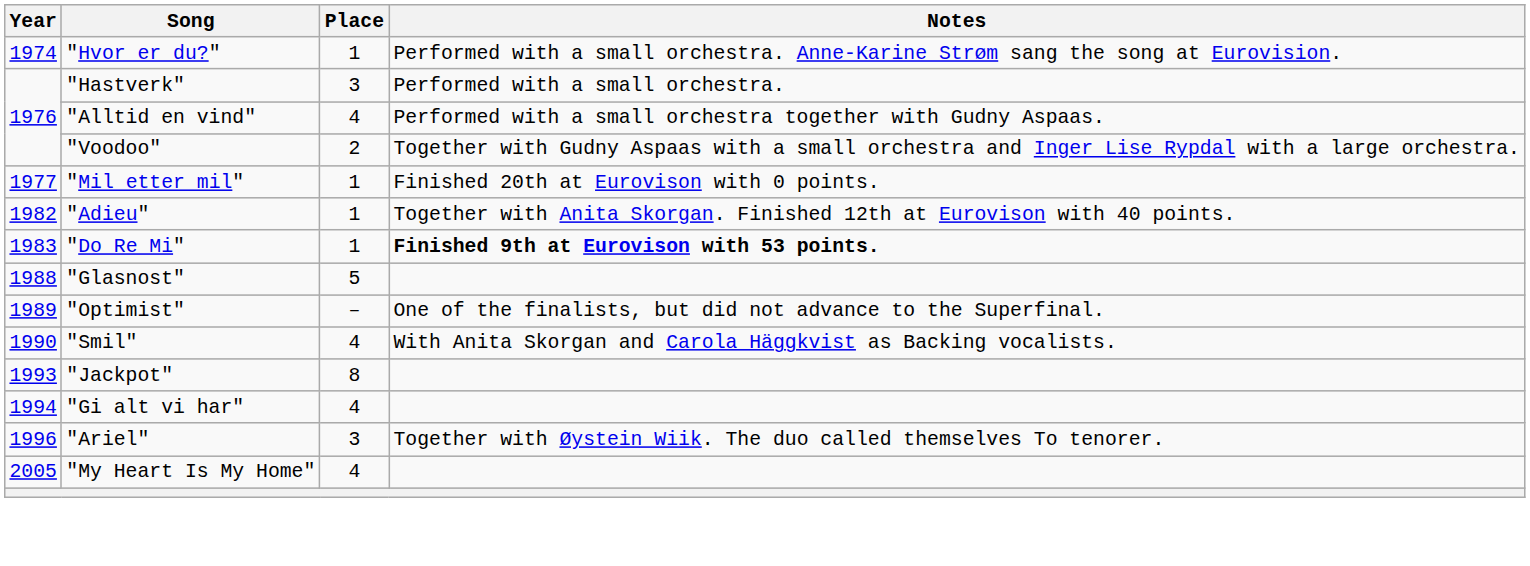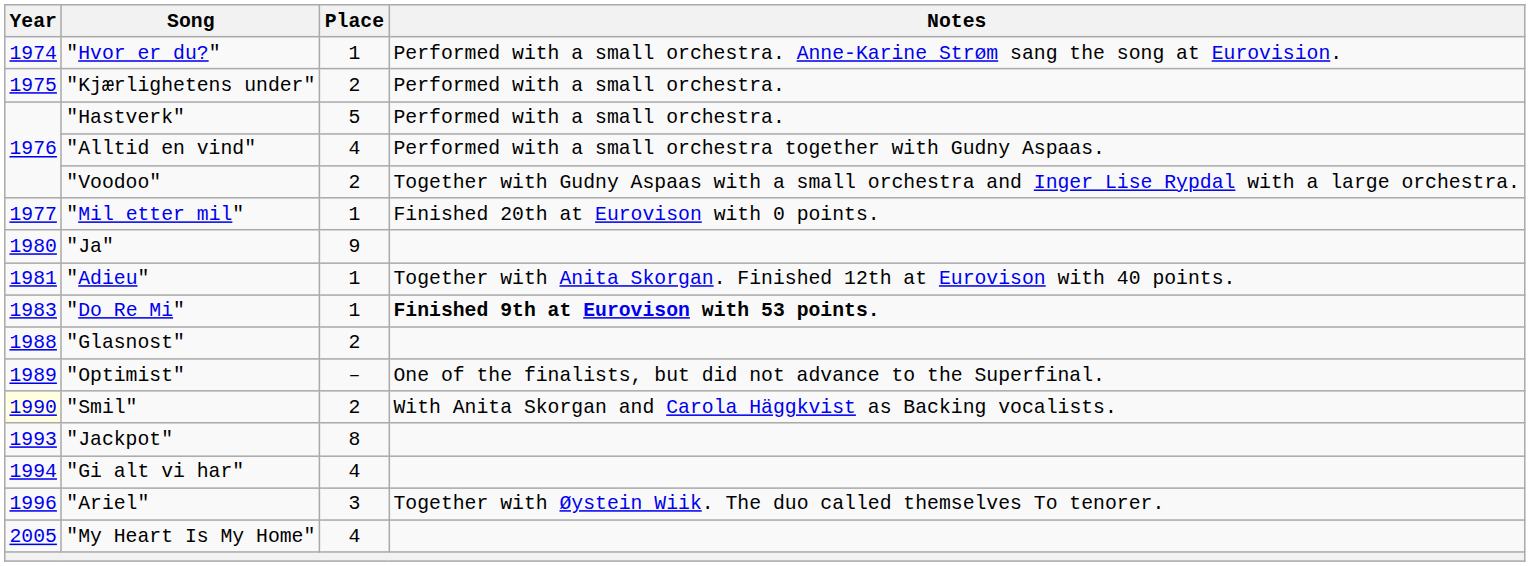+ row: (191, 85)
(354, 85) 3 -> (354, 117) 5
+ row: (90, 246)
(33, 214) 1982 -> (33, 279) 1981
(354, 279) 5 -> (354, 343) 2
(33, 343) no background -> (33, 407) lightyellow background
(354, 343) 4 -> (354, 407) 2
